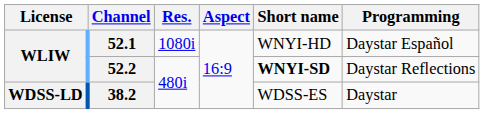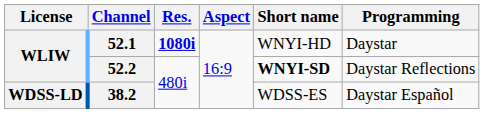(177, 43) normal -> (177, 43) bold
(400, 43) Daystar Español -> (372, 43) Daystar
(372, 95) Daystar -> (400, 95) Daystar Español
